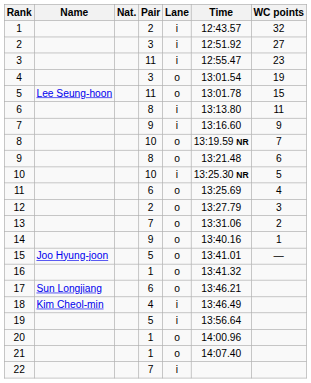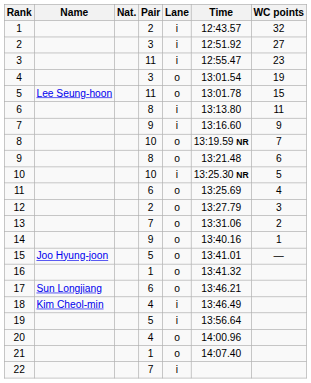(151, 337) 1 -> (151, 337) 4
